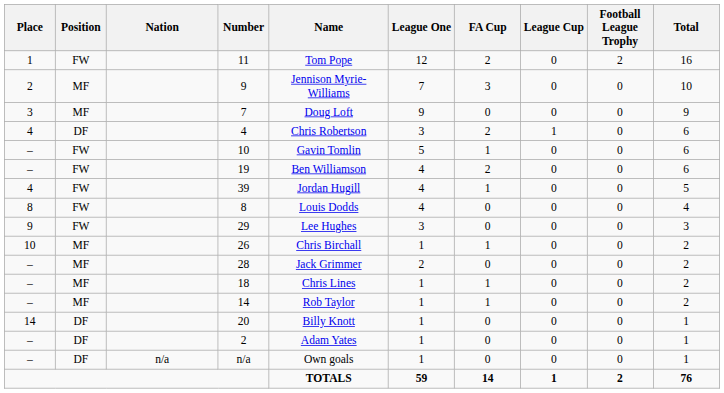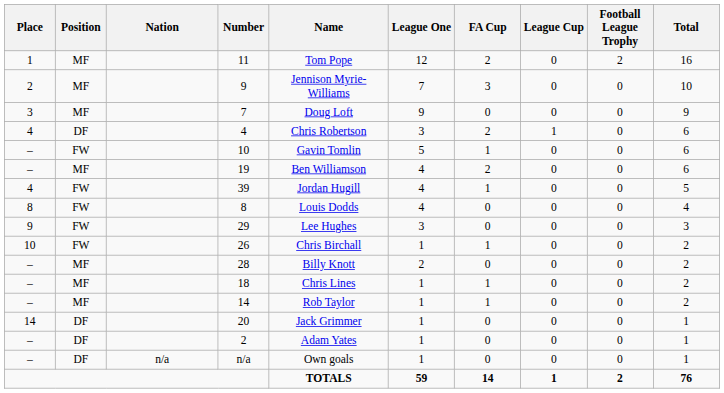(81, 60) FW -> (81, 60) MF
(81, 169) FW -> (81, 169) MF
(81, 245) MF -> (81, 245) FW
(329, 264) Jack Grimmer -> (329, 264) Billy Knott
(329, 321) Billy Knott -> (329, 321) Jack Grimmer
